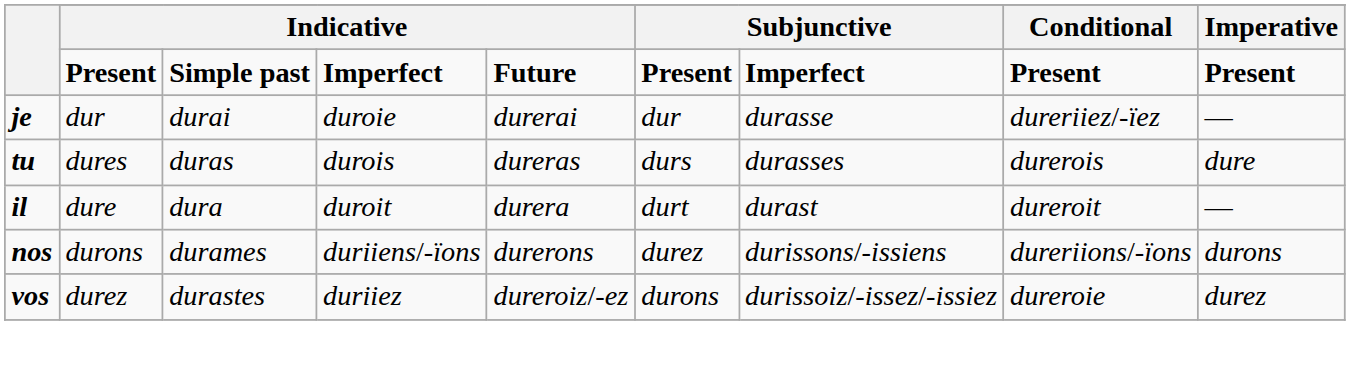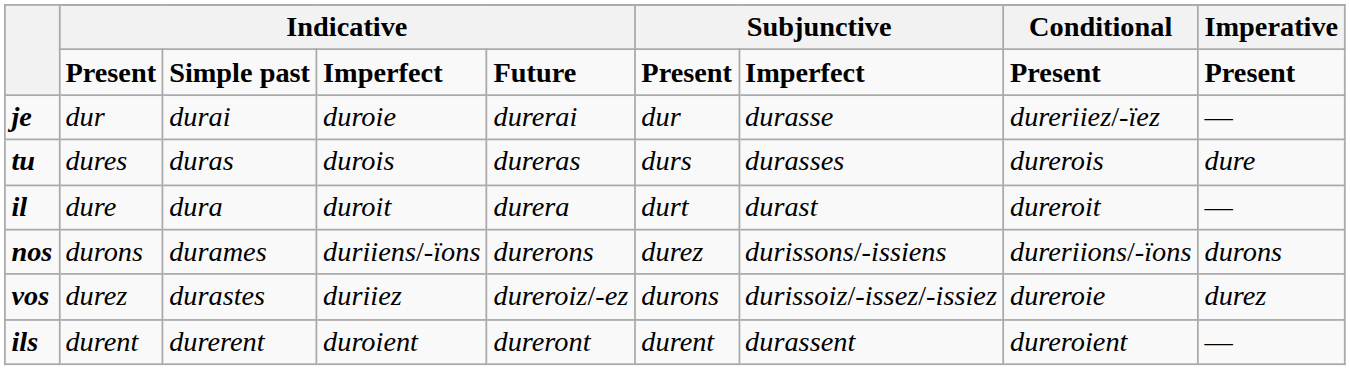+ row: (25, 341)
